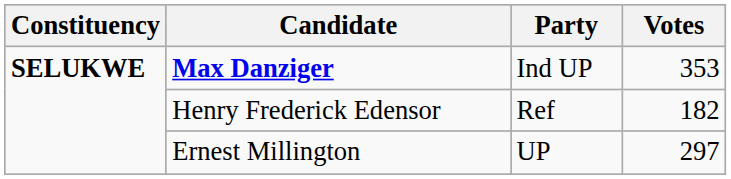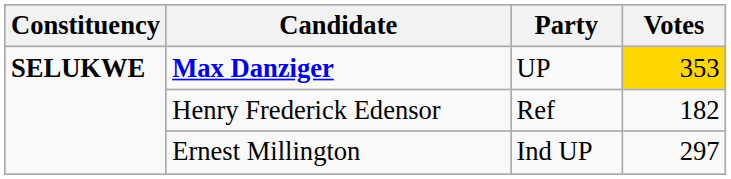(554, 67) Ind UP -> (533, 67) UP
(700, 67) no background -> (700, 67) gold background
(533, 151) UP -> (554, 151) Ind UP
